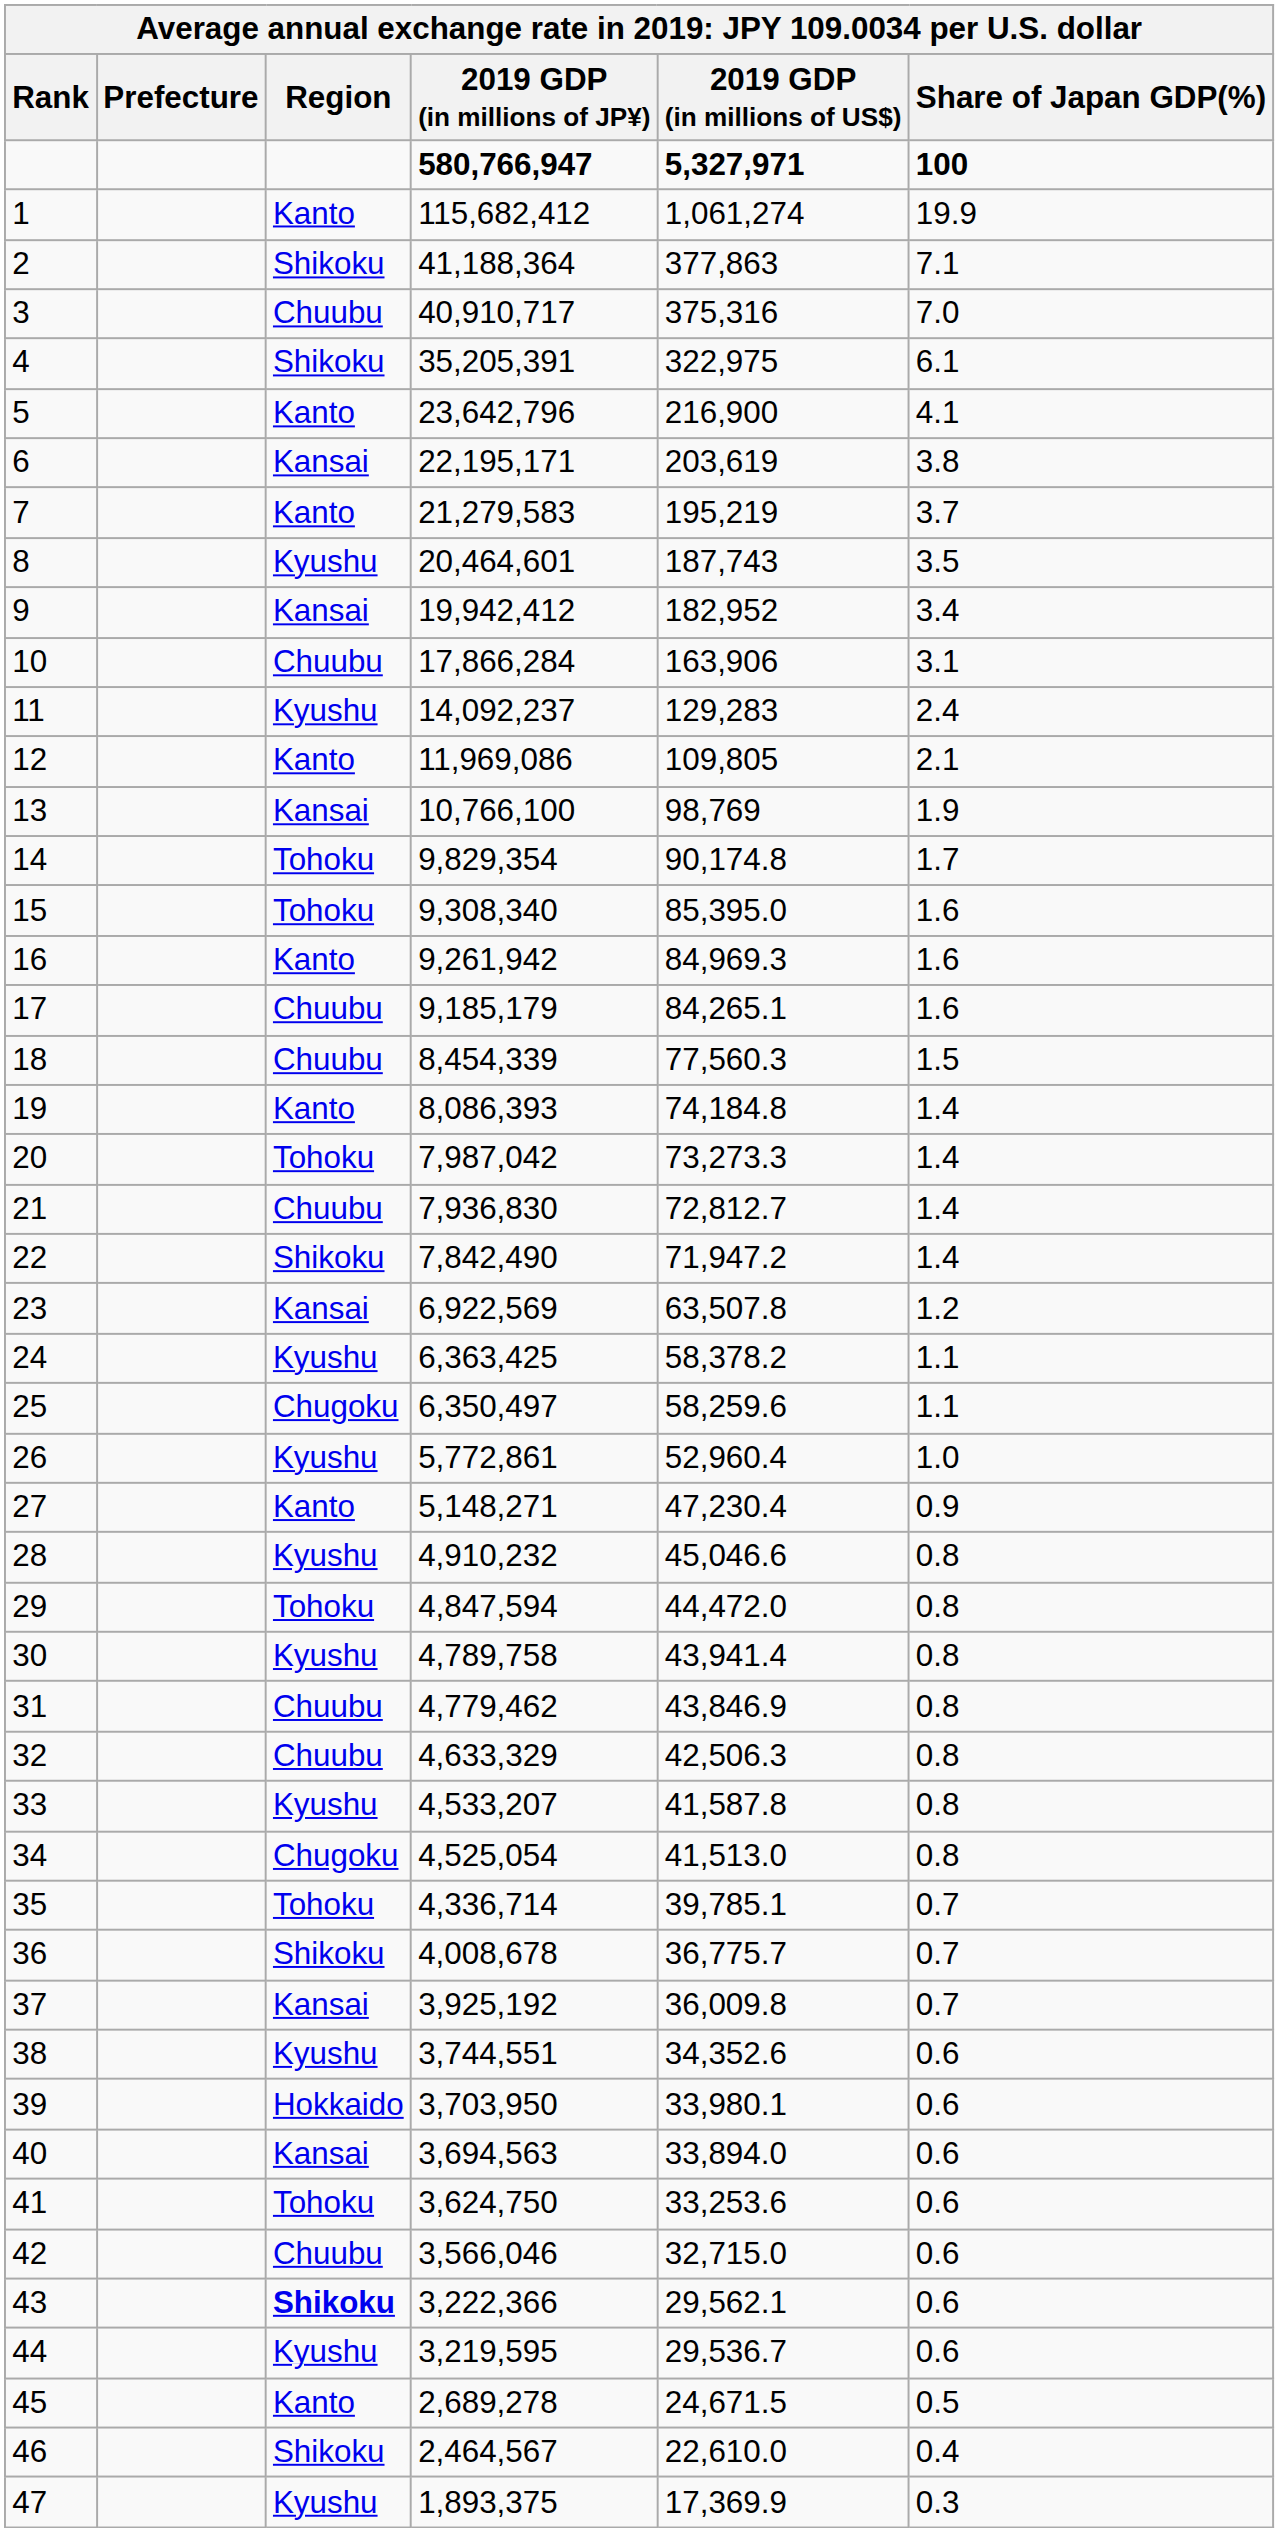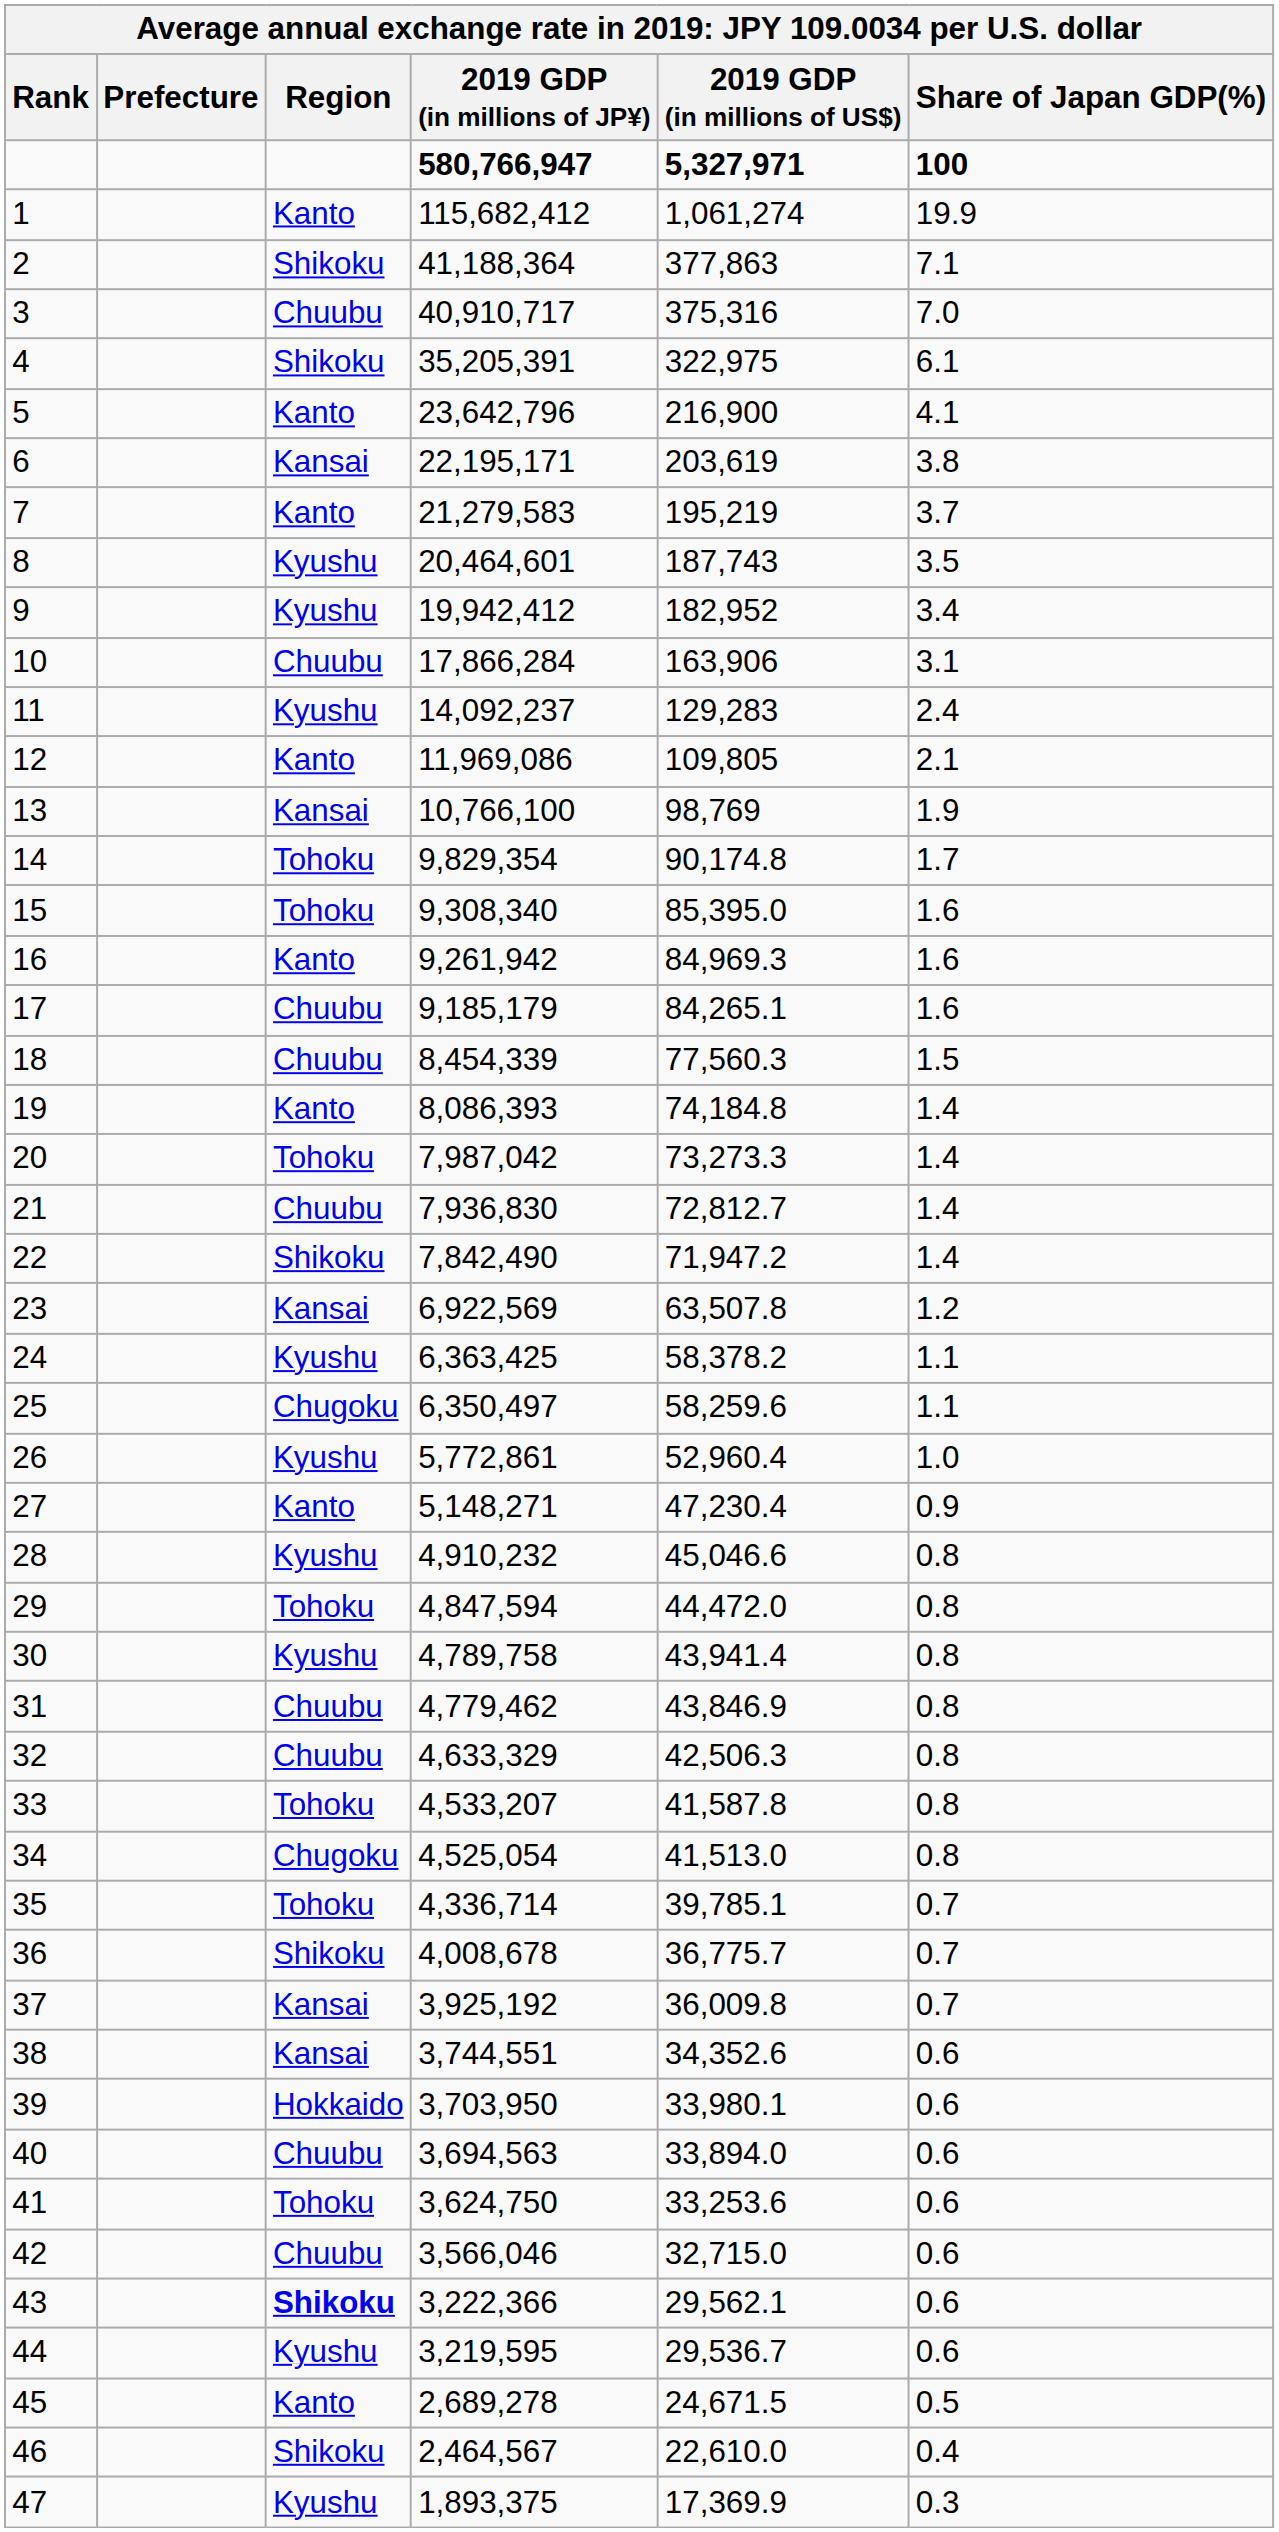(321, 611) Kansai -> (325, 611) Kyushu
(325, 1805) Kyushu -> (324, 1805) Tohoku
(325, 2054) Kyushu -> (321, 2054) Kansai
(321, 2153) Kansai -> (328, 2153) Chuubu
